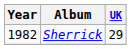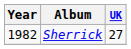(116, 35) 29 -> (116, 35) 27
